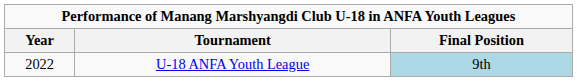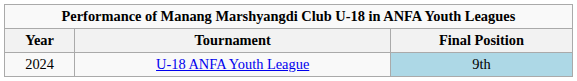(40, 64) 2022 -> (40, 64) 2024
